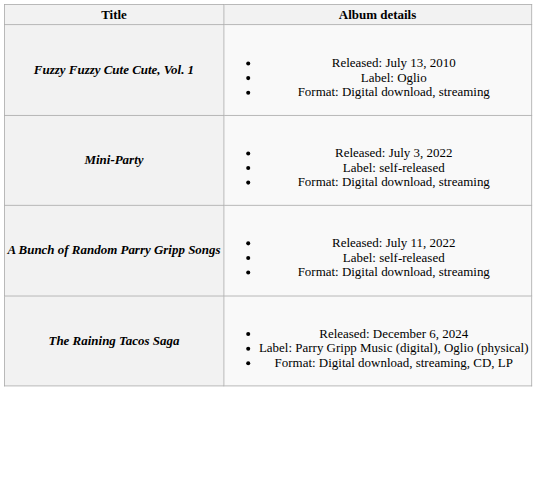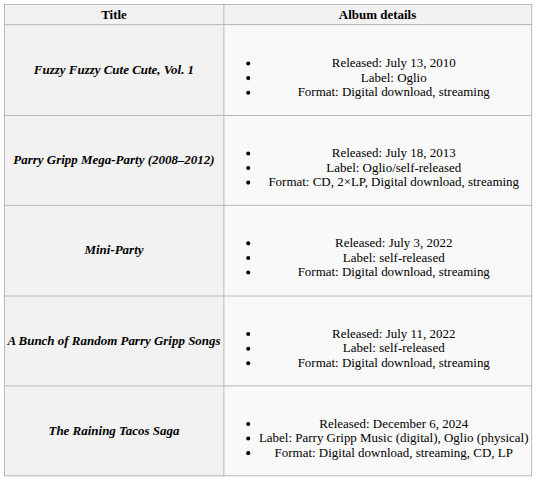+ row: (114, 160)
